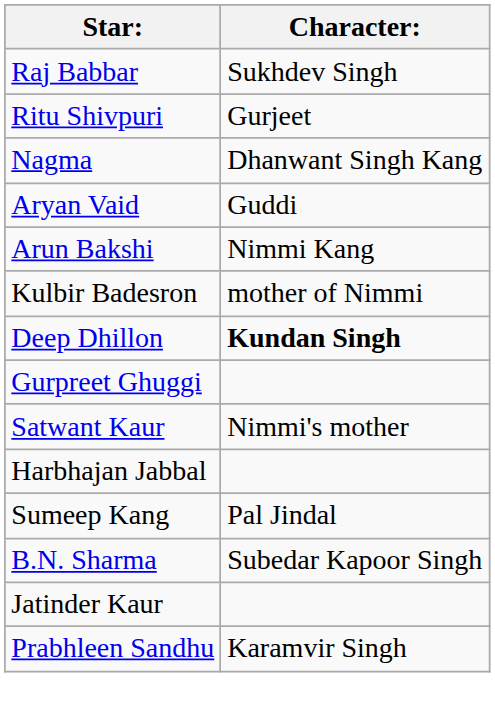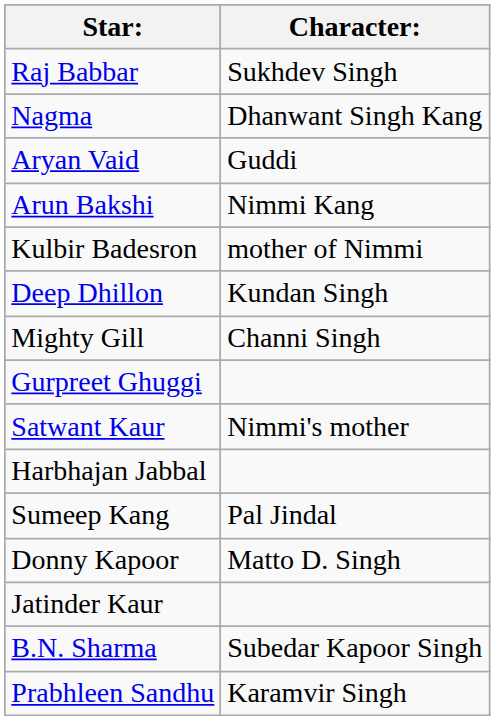- row: (87, 115)
(314, 337) bold -> (308, 293) normal
+ row: (78, 337)
+ row: (95, 559)
rows swapped: (87, 603) <-> (84, 559)
